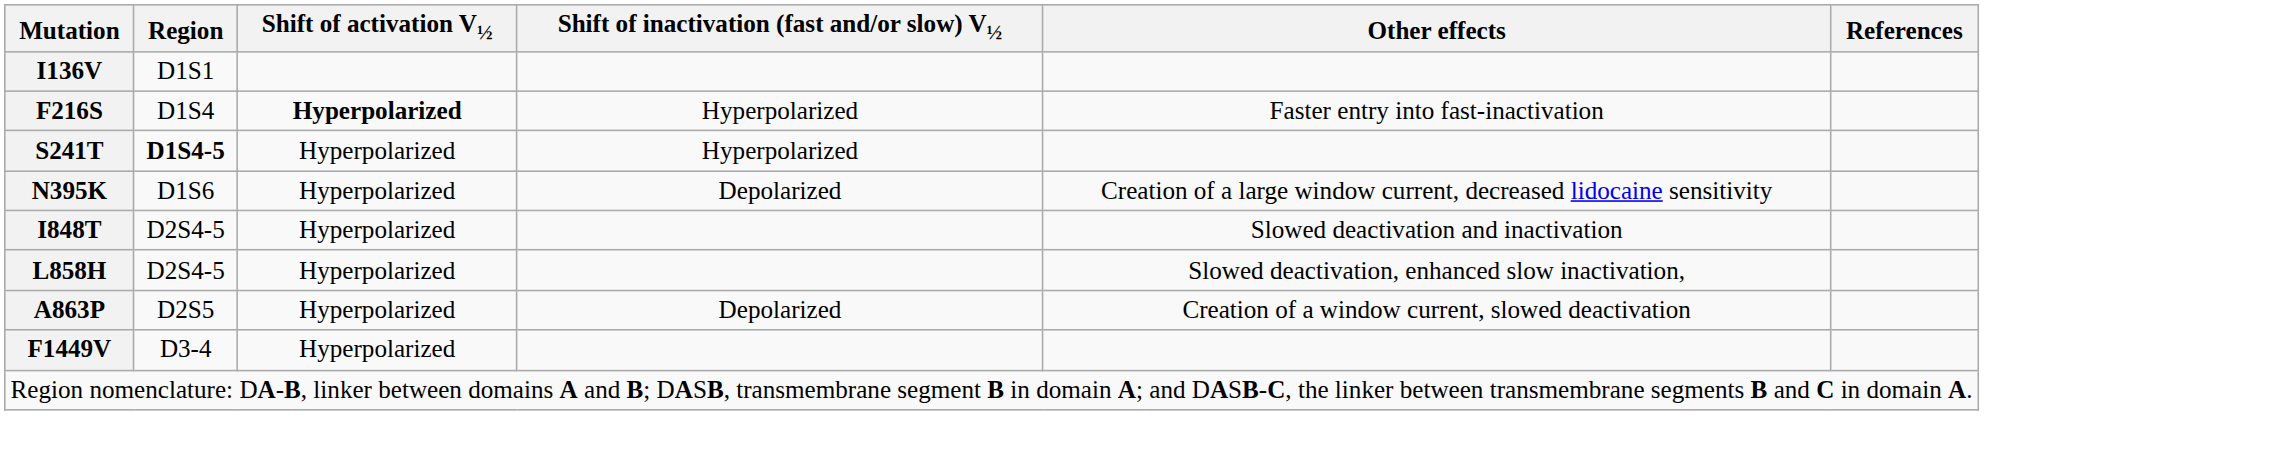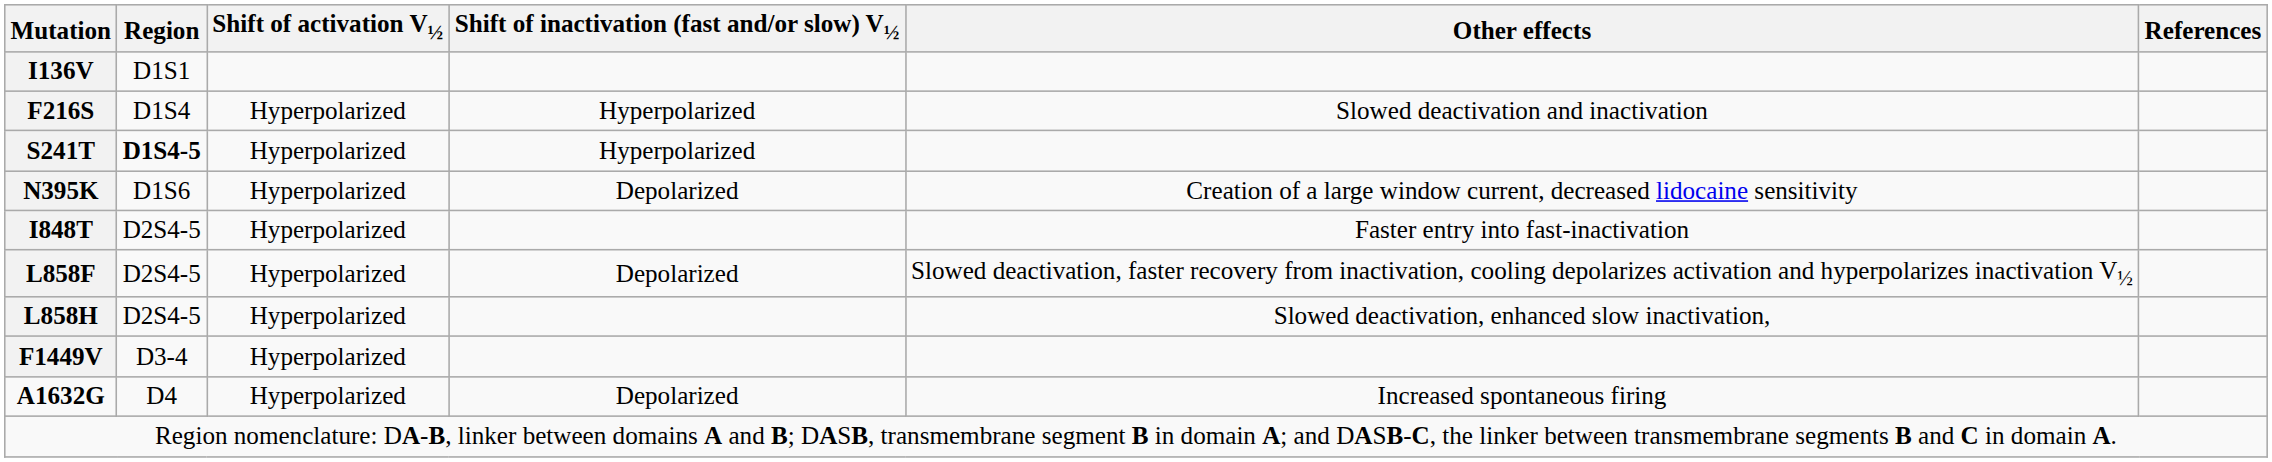(377, 110) bold -> (328, 110) normal
(1437, 110) Faster entry into fast-inactivation -> (1522, 110) Slowed deactivation and inactivation
(1437, 230) Slowed deactivation and inactivation -> (1522, 230) Faster entry into fast-inactivation
+ row: (61, 273)
- row: (69, 309)
+ row: (61, 396)
